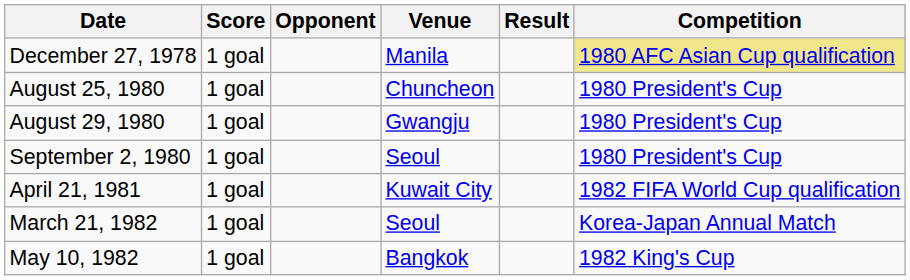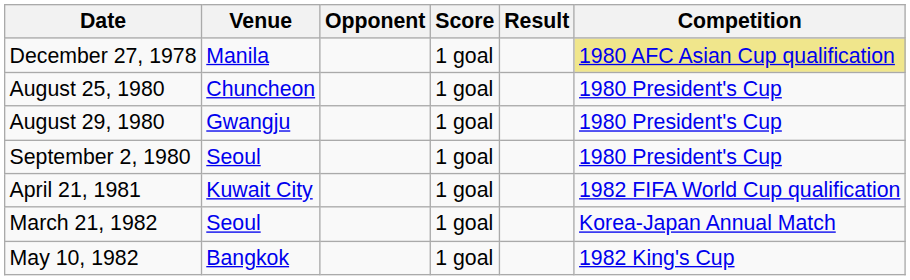columns swapped: (440, 21) <-> (236, 21)
